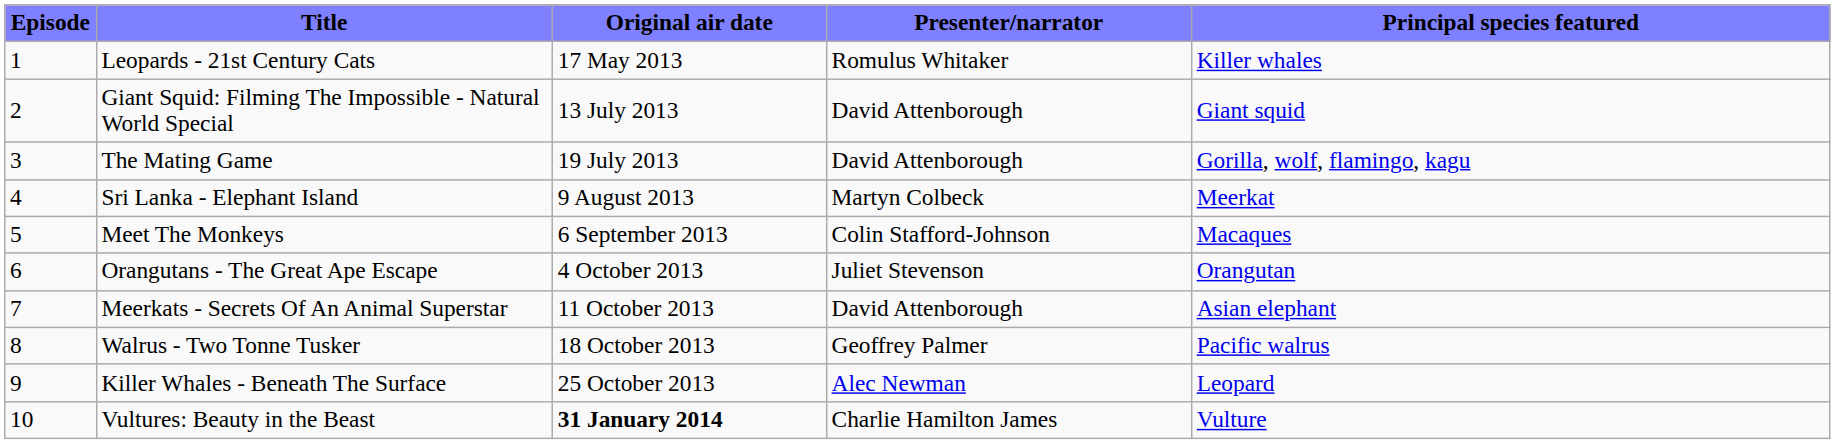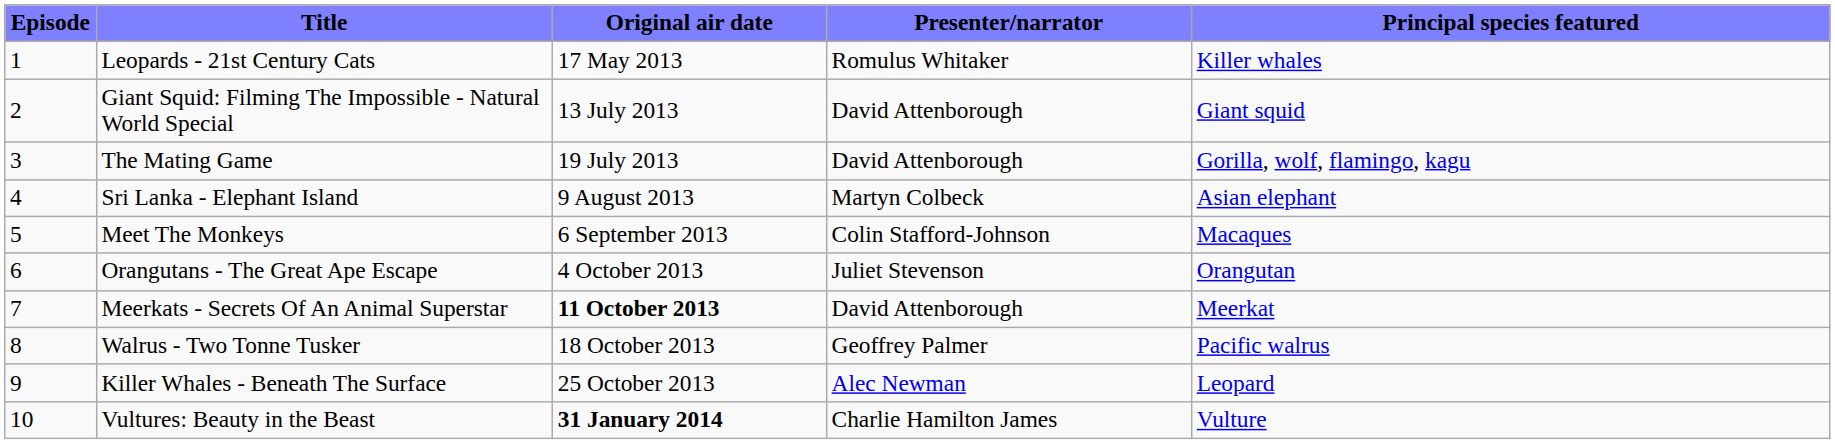(1236, 197) Meerkat -> (1266, 197) Asian elephant
(636, 308) normal -> (639, 308) bold
(1266, 308) Asian elephant -> (1236, 308) Meerkat
